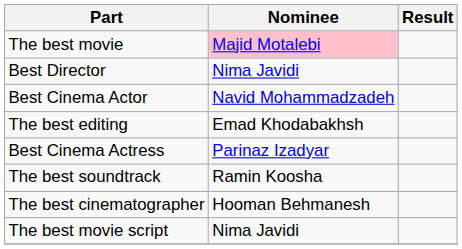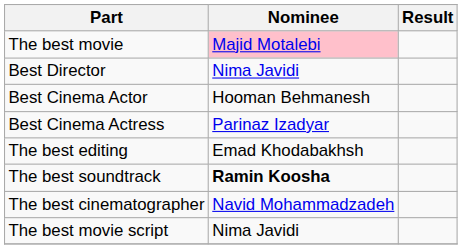(303, 97) Navid Mohammadzadeh -> (291, 97) Hooman Behmanesh
rows swapped: (86, 151) <-> (68, 124)
(267, 177) normal -> (271, 177) bold
(291, 204) Hooman Behmanesh -> (303, 204) Navid Mohammadzadeh
